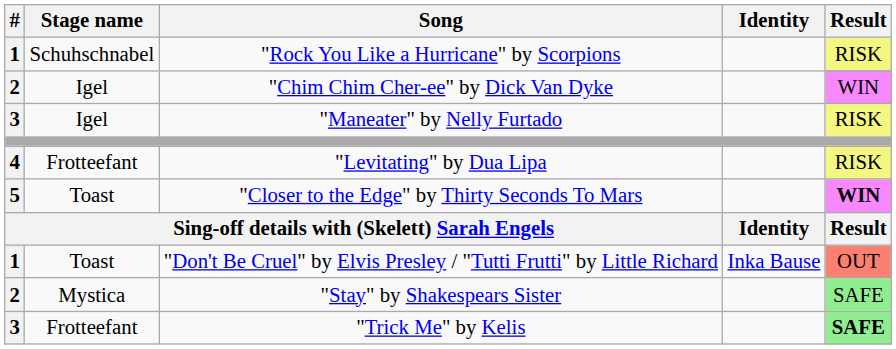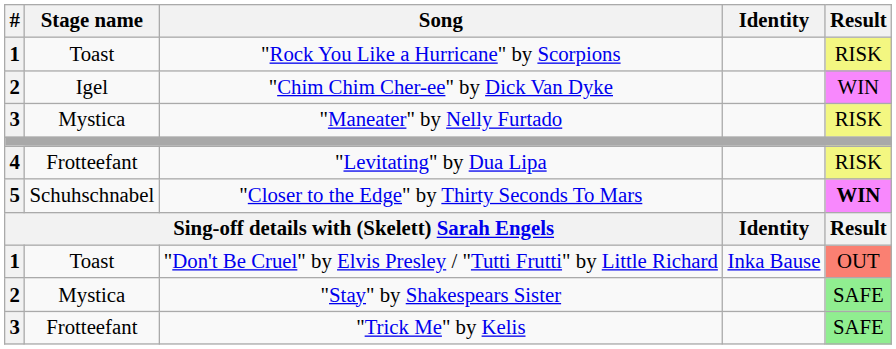(92, 53) Schuhschnabel -> (92, 53) Toast
(92, 119) Igel -> (92, 119) Mystica
(92, 195) Toast -> (92, 195) Schuhschnabel
(858, 327) bold -> (858, 327) normal
